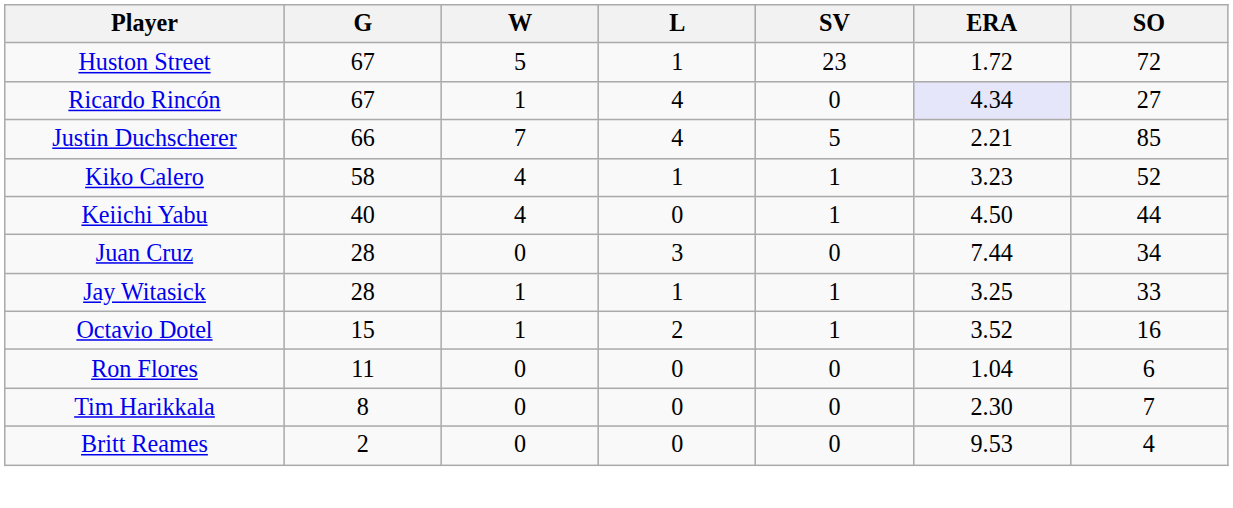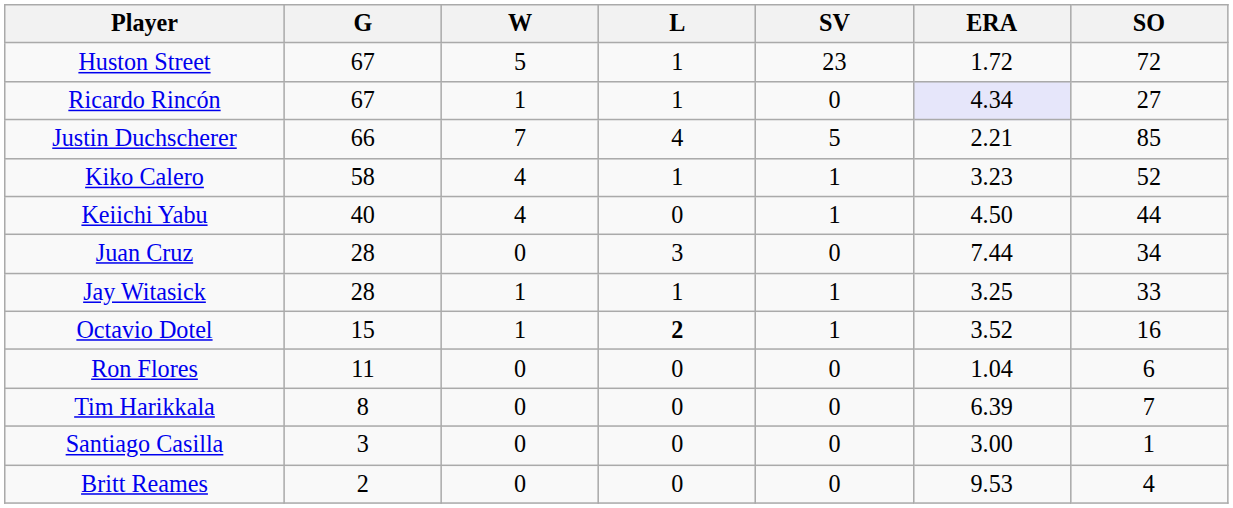(677, 100) 4 -> (677, 100) 1
(677, 330) normal -> (677, 330) bold
(992, 406) 2.30 -> (992, 406) 6.39
+ row: (145, 445)
